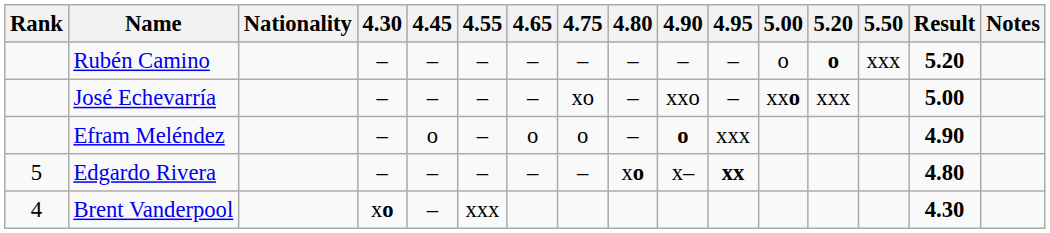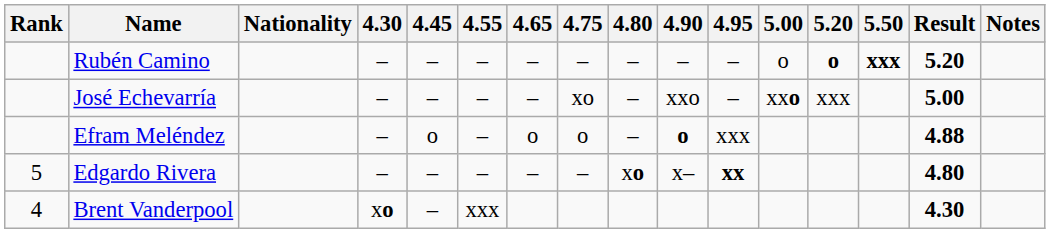(883, 60) normal -> (883, 60) bold
(945, 135) 4.90 -> (945, 135) 4.88
